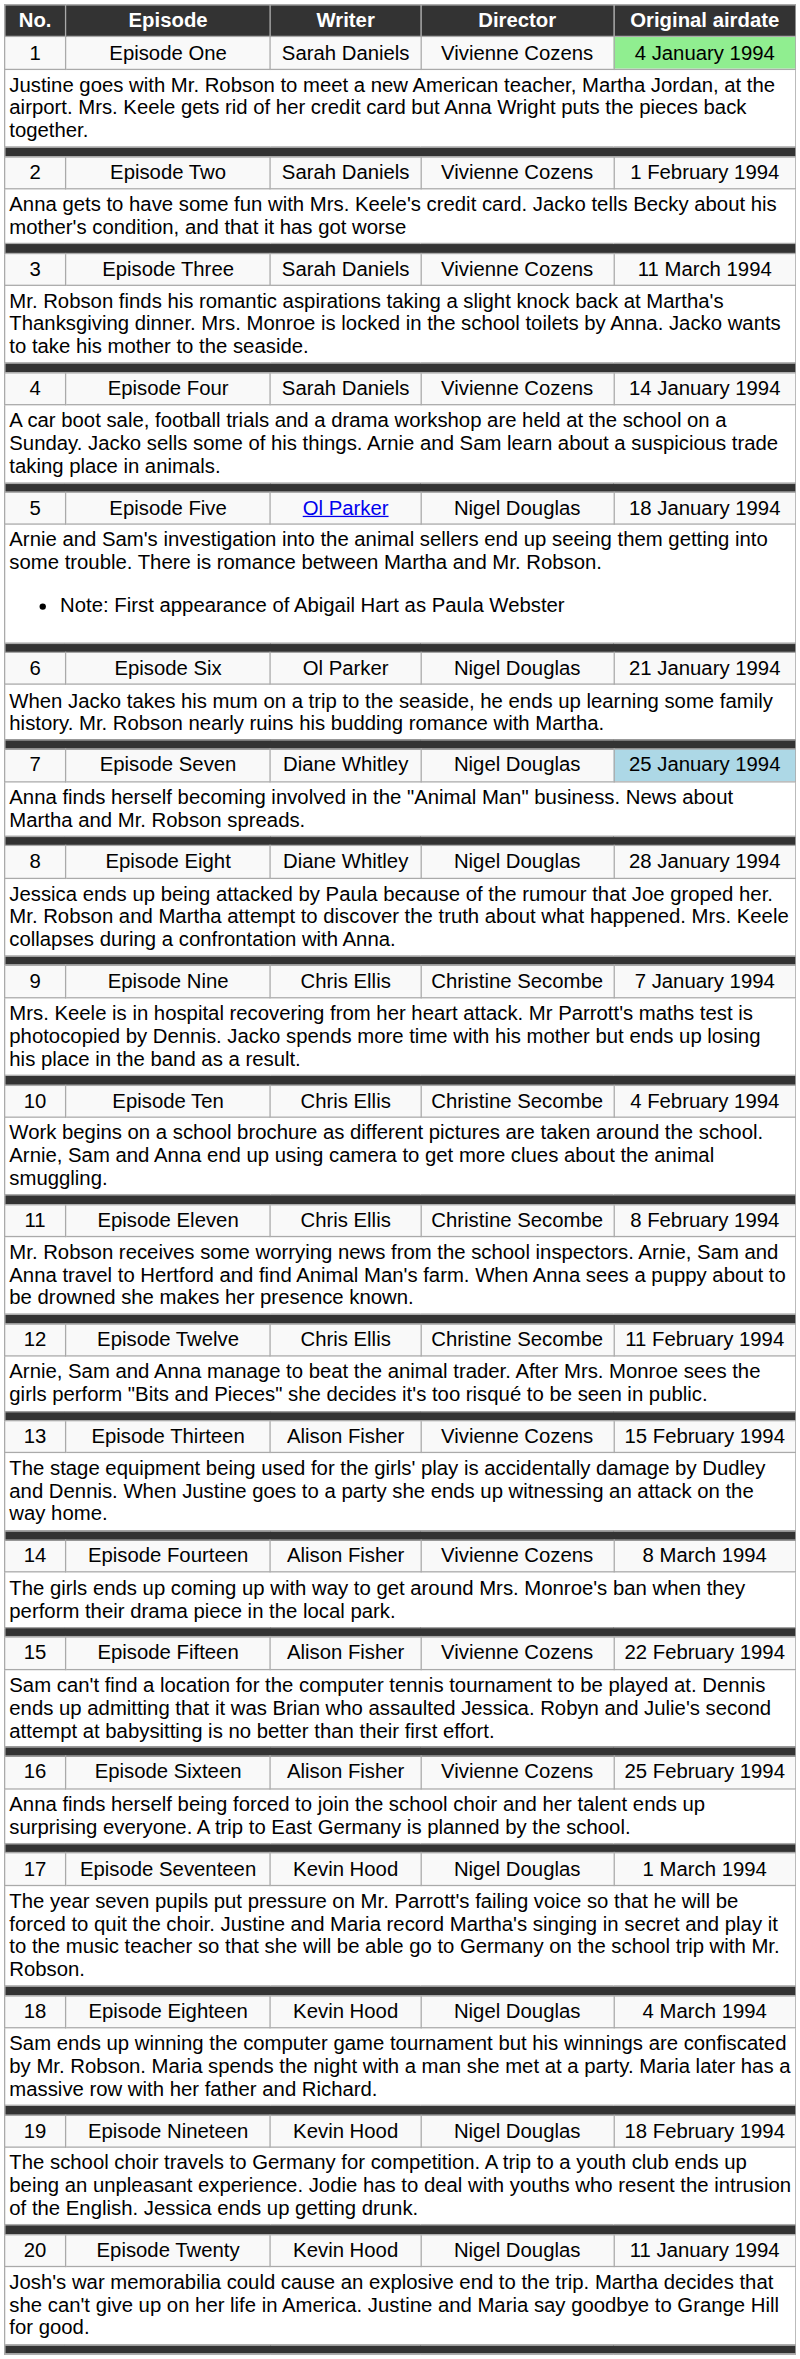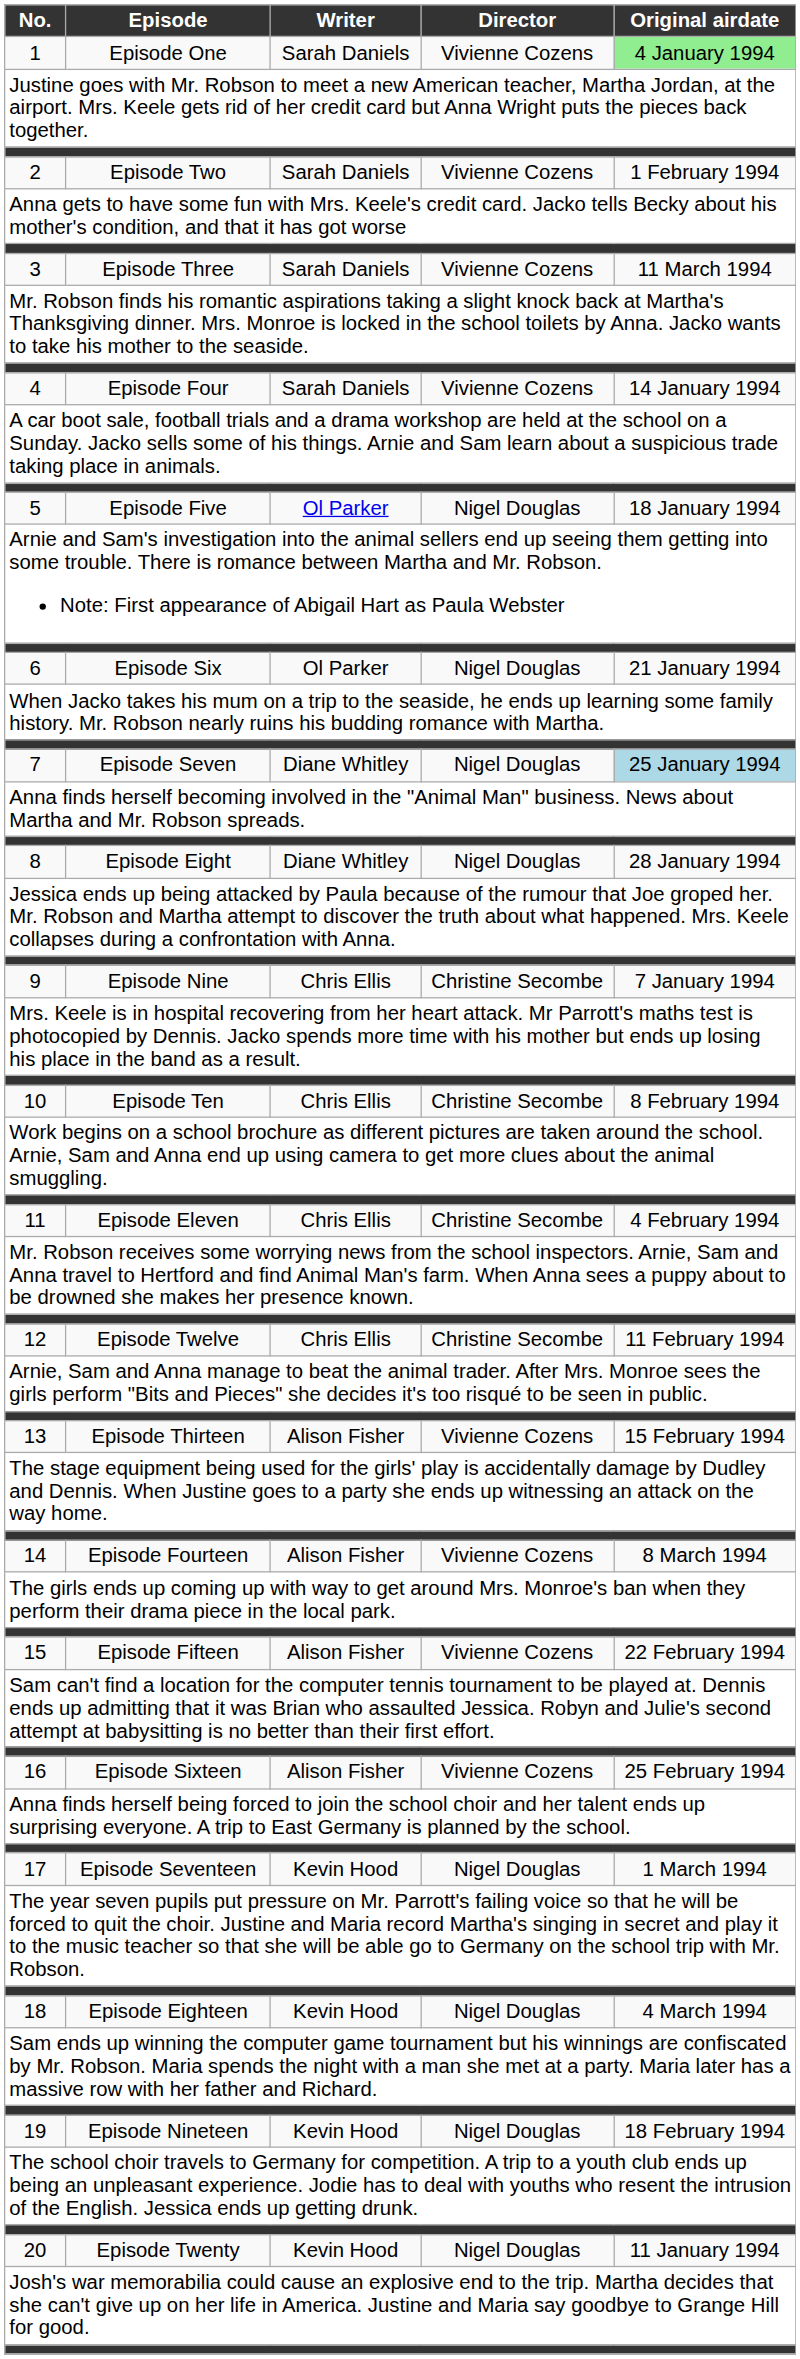(705, 1100) 4 February 1994 -> (705, 1100) 8 February 1994
(705, 1220) 8 February 1994 -> (705, 1220) 4 February 1994
